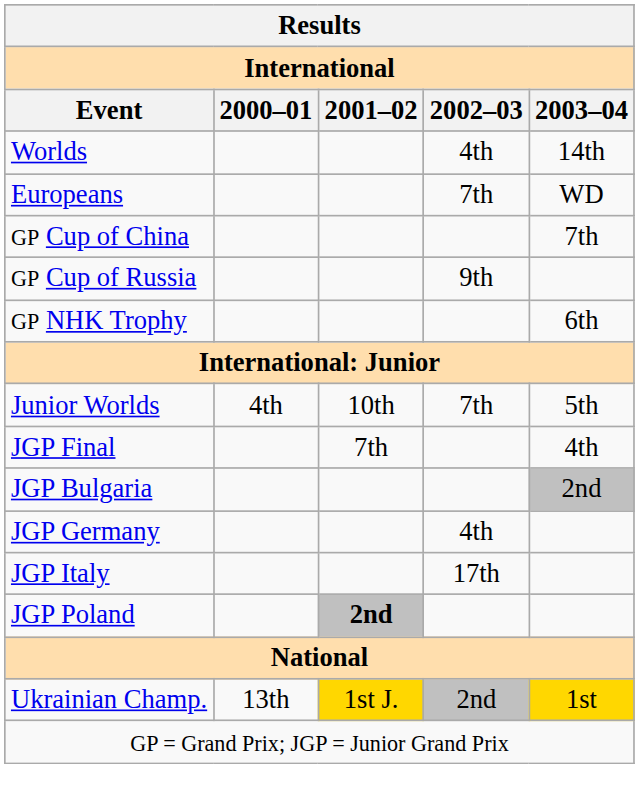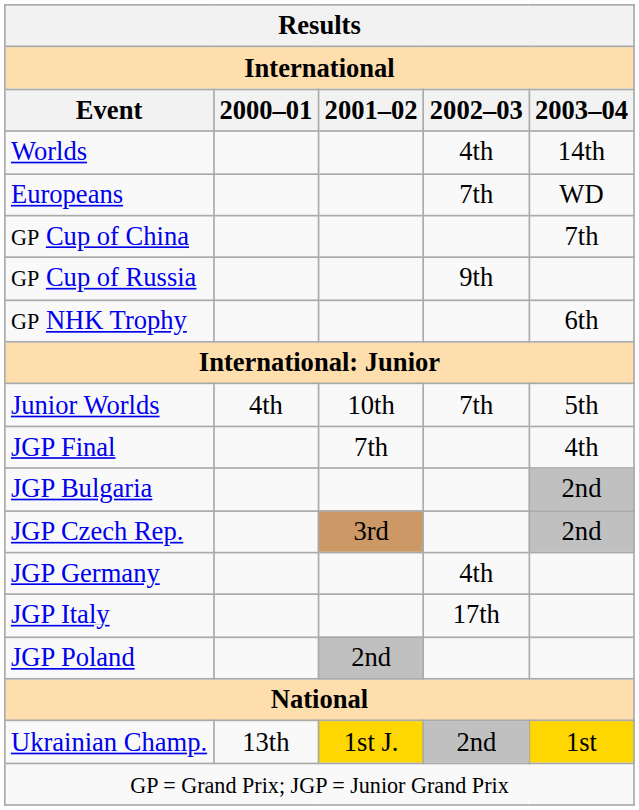+ row: (97, 531)
(371, 615) bold -> (371, 657) normal
